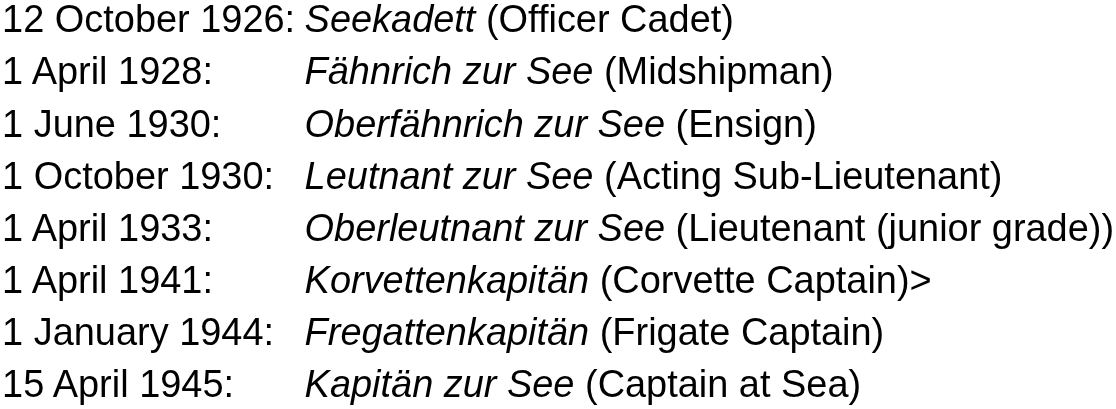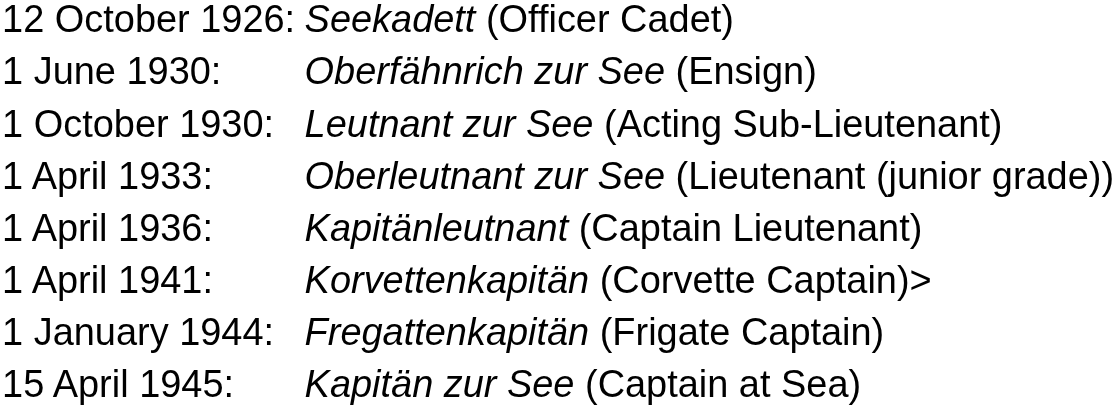- row: (108, 71)
+ row: (108, 228)
